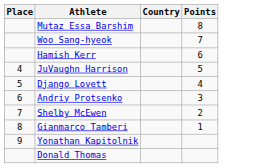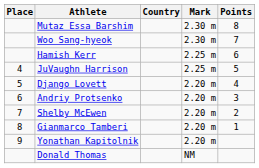+ column: (200, 12)
